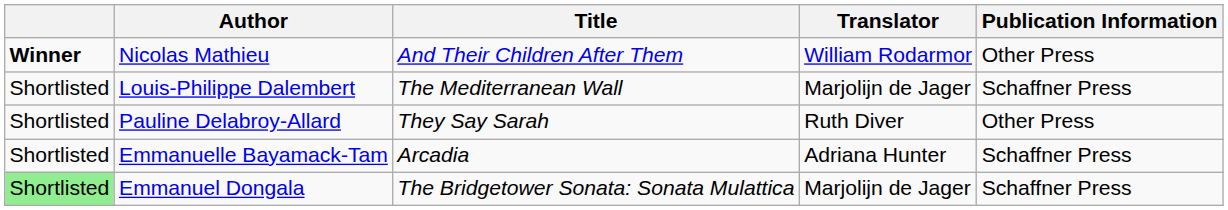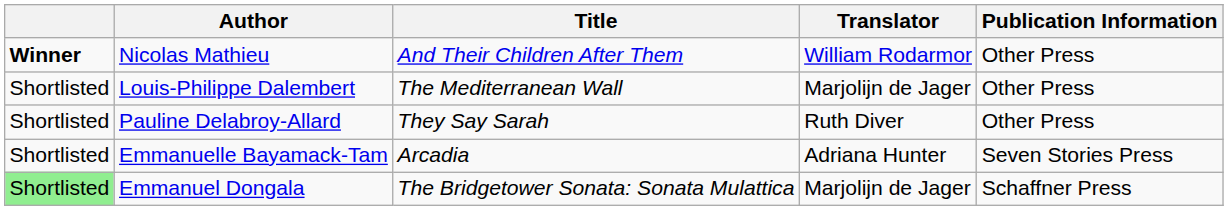(1057, 88) Schaffner Press -> (1038, 88) Other Press
(1057, 155) Schaffner Press -> (1077, 155) Seven Stories Press
